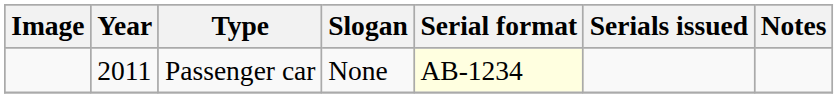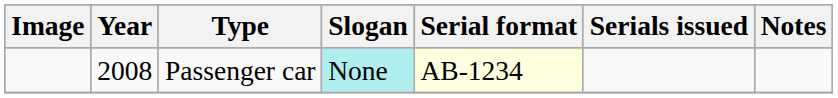(124, 69) 2011 -> (125, 69) 2008
(358, 69) no background -> (358, 69) paleturquoise background
